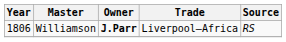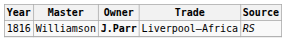(19, 29) 1806 -> (19, 29) 1816
